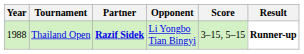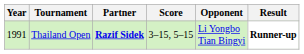columns swapped: (172, 13) <-> (223, 13)
(17, 35) 1988 -> (17, 35) 1991
